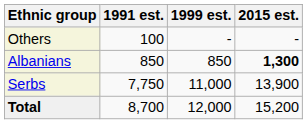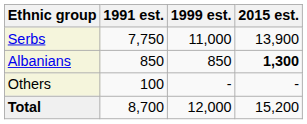rows swapped: (27, 84) <-> (29, 38)
